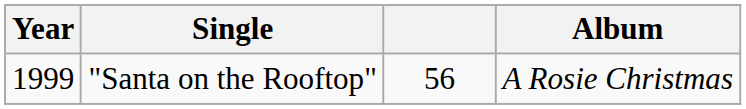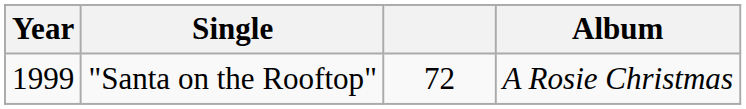(440, 78) 56 -> (440, 78) 72
